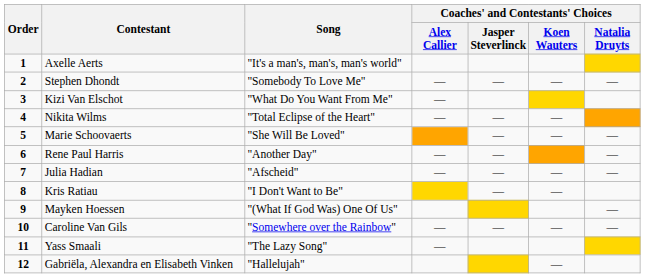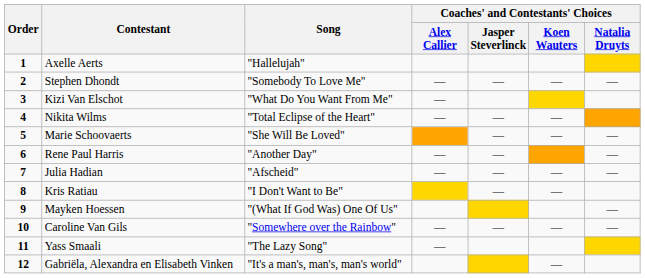(325, 63) "It's a man's, man's, man's world" -> (276, 63) "Hallelujah"
(276, 264) "Hallelujah" -> (325, 264) "It's a man's, man's, man's world"
